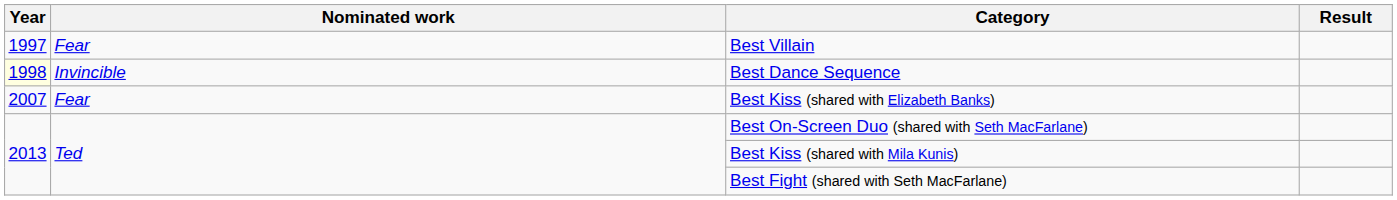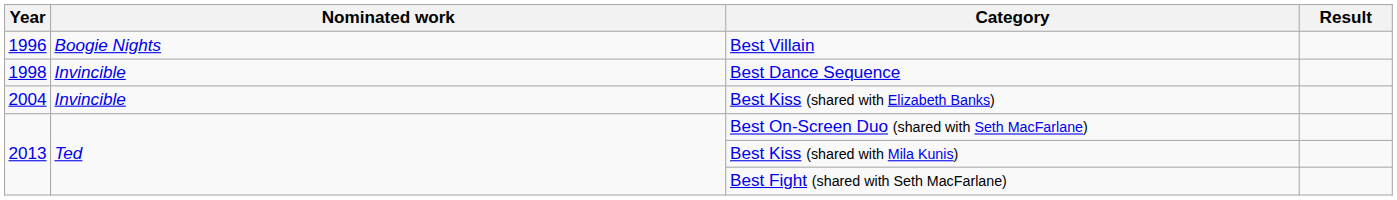(28, 45) 1997 -> (28, 45) 1996
(72, 45) Fear -> (108, 45) Boogie Nights
(28, 72) lightyellow background -> (28, 72) no background
(28, 99) 2007 -> (28, 99) 2004
(72, 99) Fear -> (90, 99) Invincible
